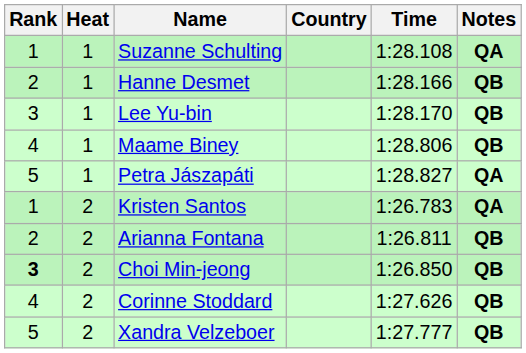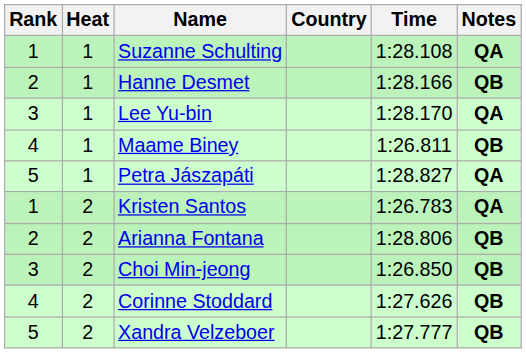(489, 113) QB -> (489, 113) QA
(414, 144) 1:28.806 -> (414, 144) 1:26.811
(414, 238) 1:26.811 -> (414, 238) 1:28.806
(33, 269) bold -> (33, 269) normal
